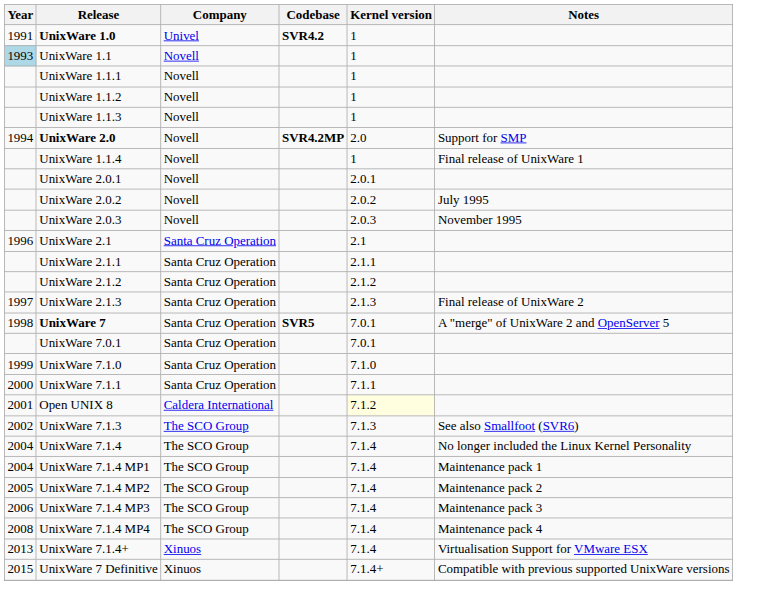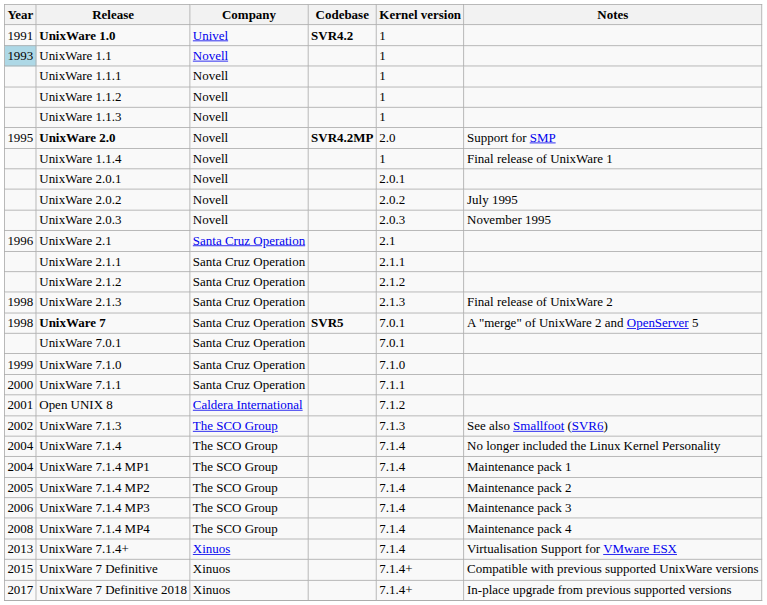(20, 138) 1994 -> (20, 138) 1995
(20, 302) 1997 -> (20, 302) 1998
(363, 405) lightyellow background -> (392, 405) no background
+ row: (113, 590)
